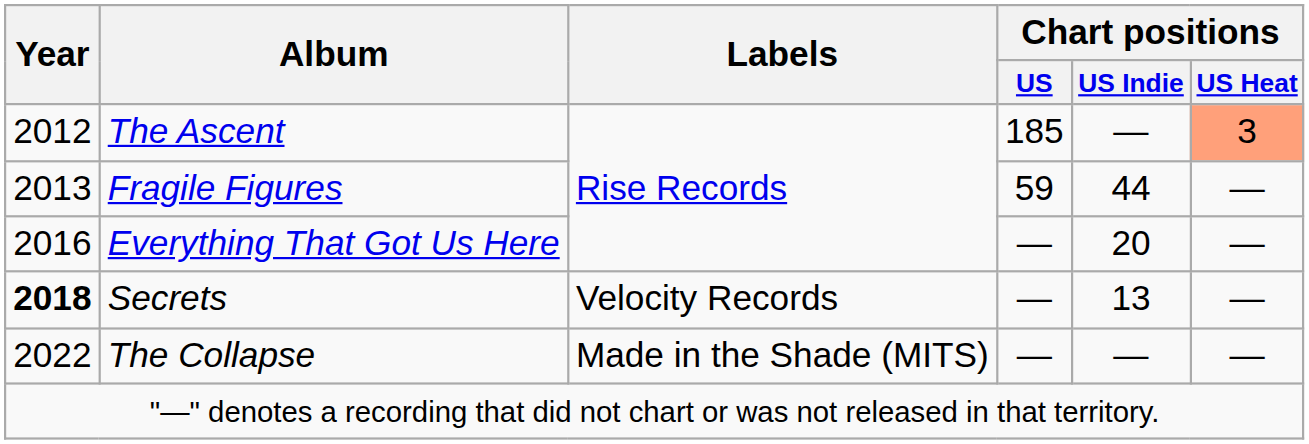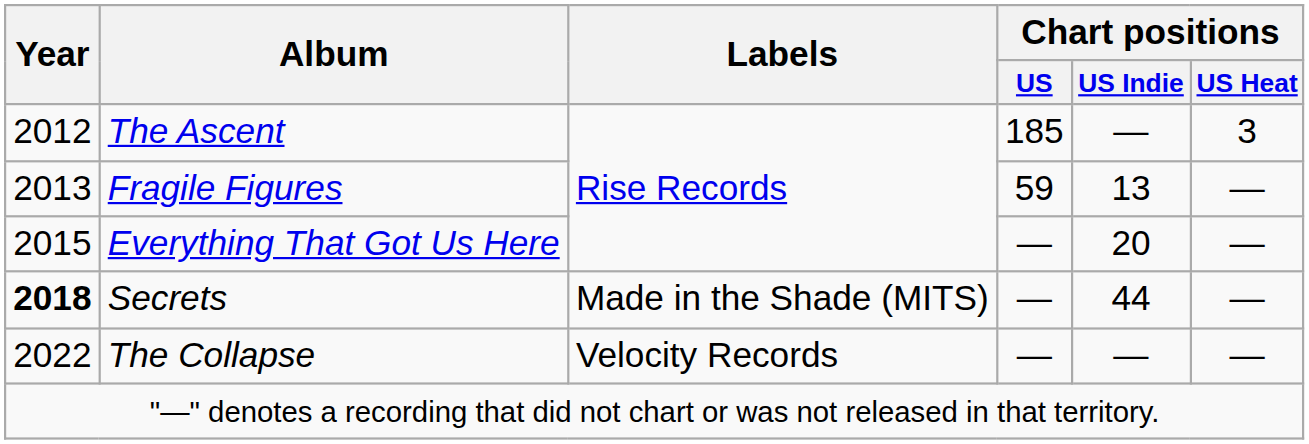(1247, 131) lightsalmon background -> (1247, 131) no background
(1131, 187) 44 -> (1131, 187) 13
(52, 243) 2016 -> (52, 243) 2015
(707, 299) Velocity Records -> (782, 299) Made in the Shade (MITS)
(1131, 299) 13 -> (1131, 299) 44
(782, 355) Made in the Shade (MITS) -> (707, 355) Velocity Records
